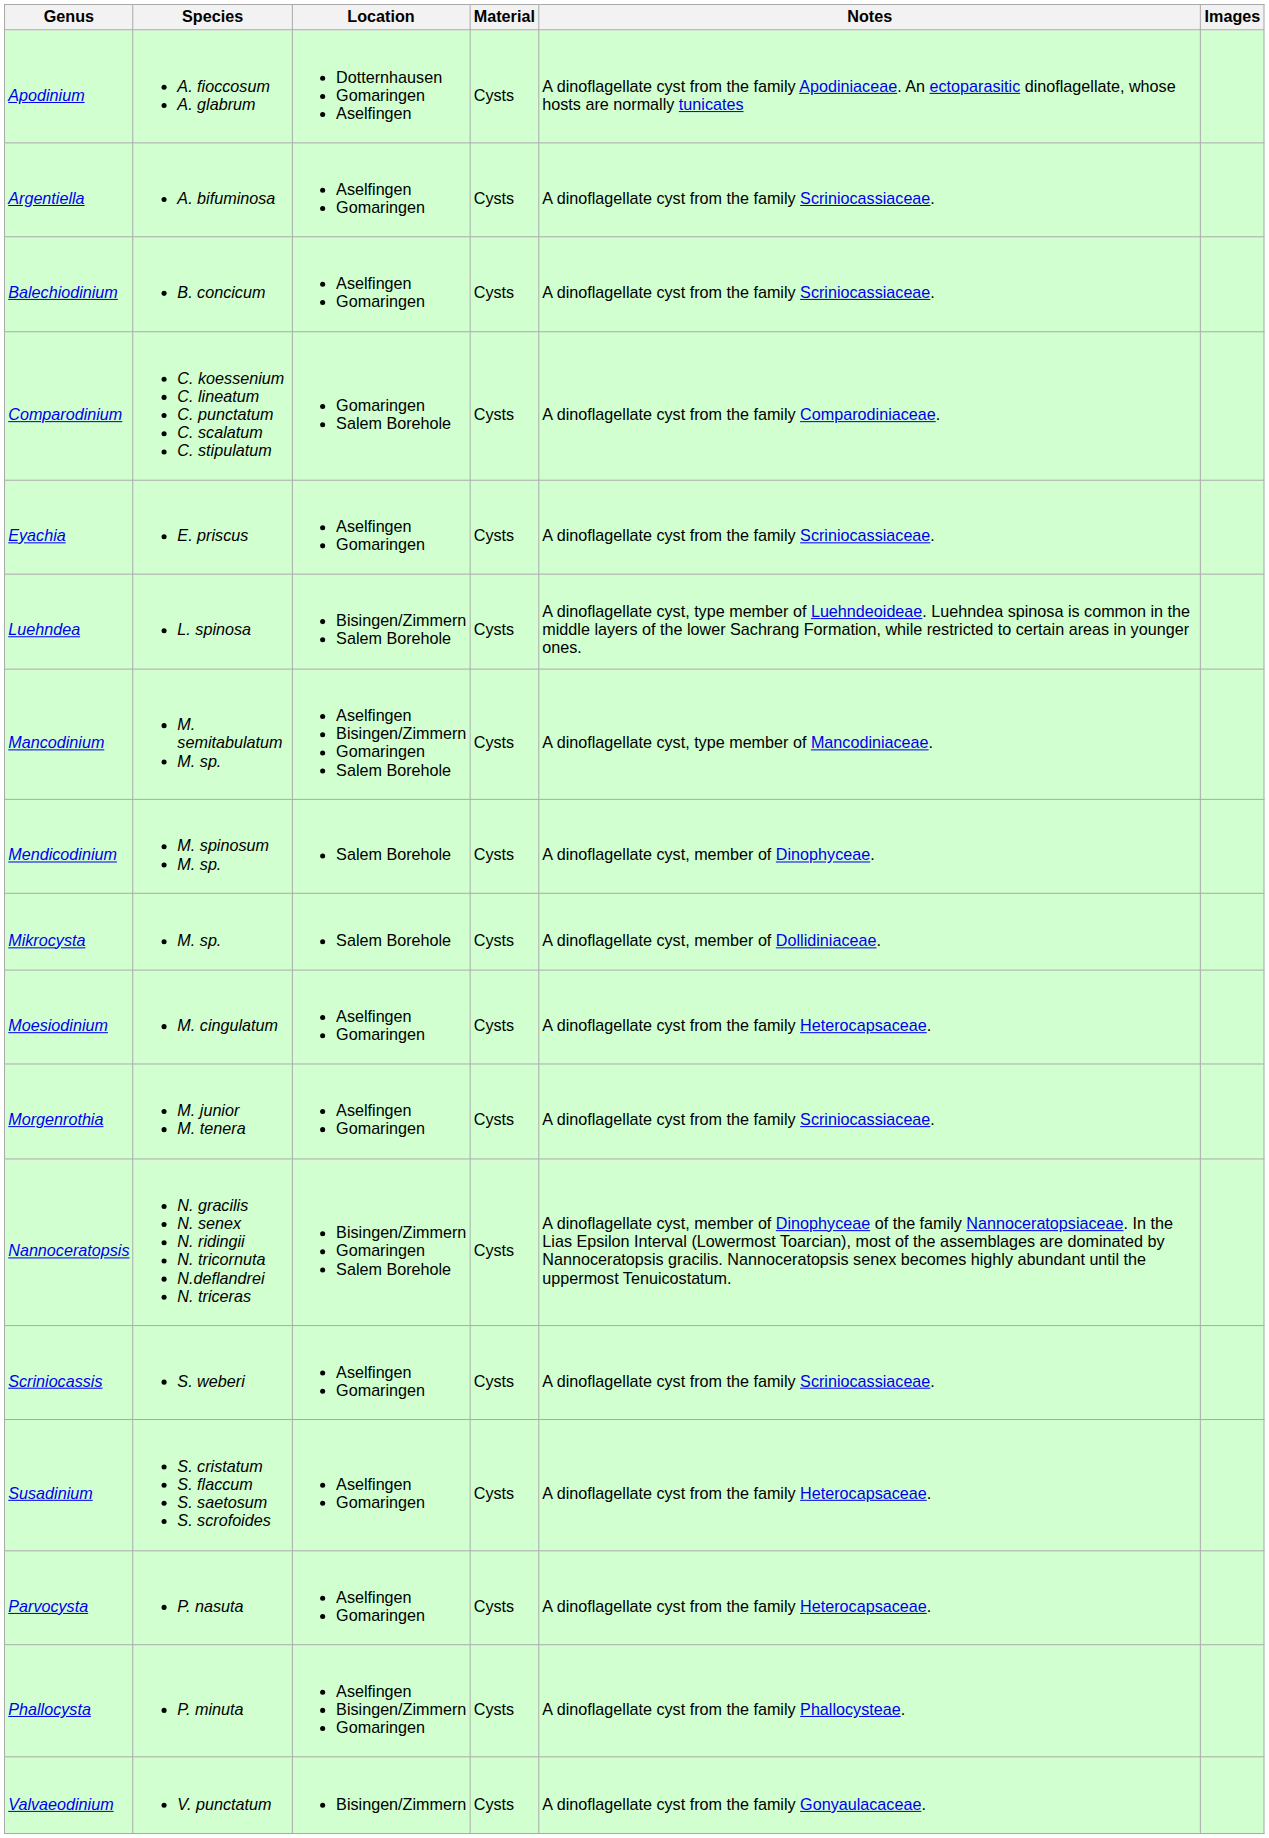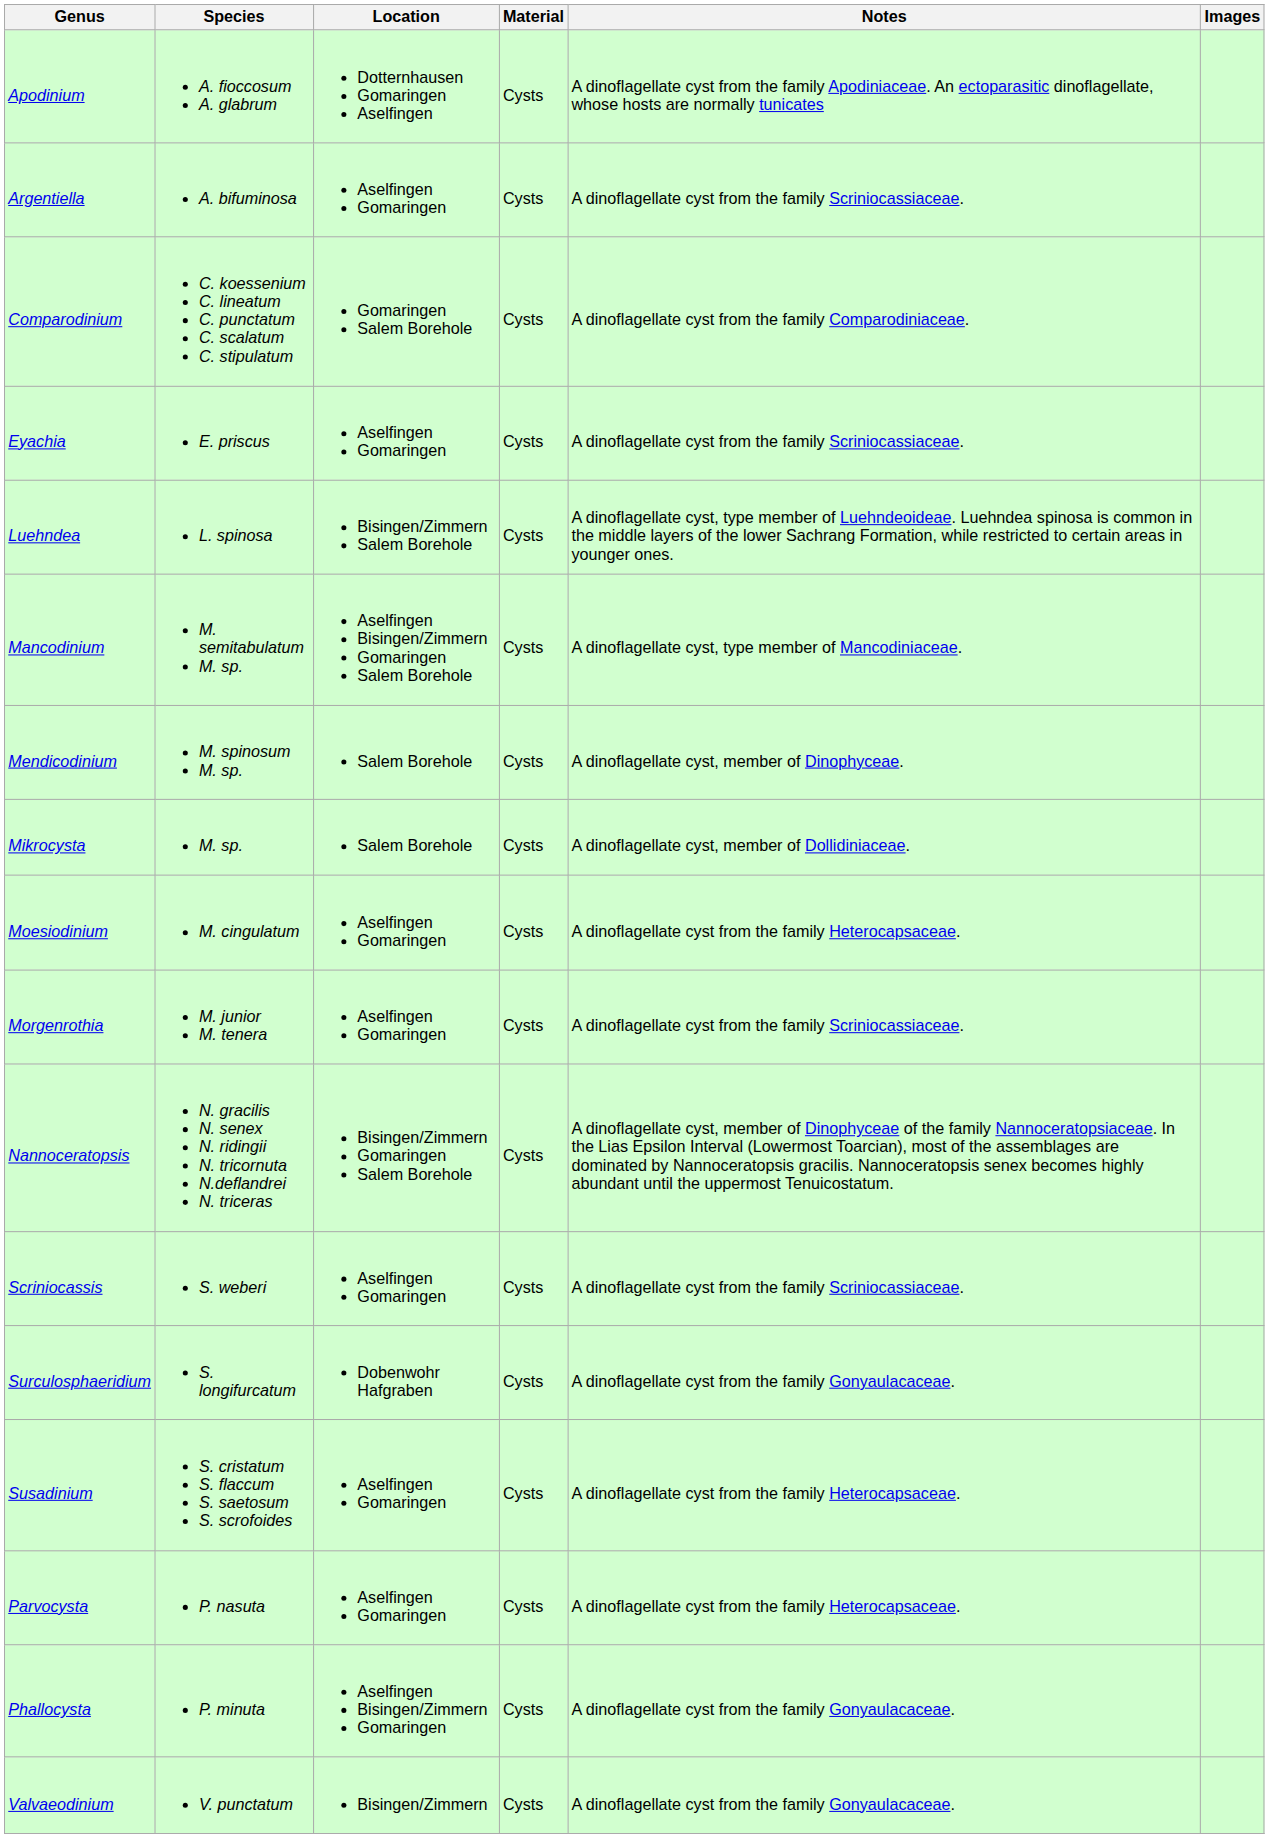- row: (63, 293)
+ row: (80, 1381)
(724, 1710) A dinoflagellate cyst from the family Phallocysteae. -> (763, 1710) A dinoflagellate cyst from the family Gonyaulacaceae.
